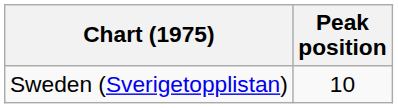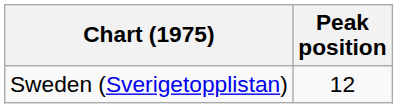(342, 84) 10 -> (342, 84) 12
